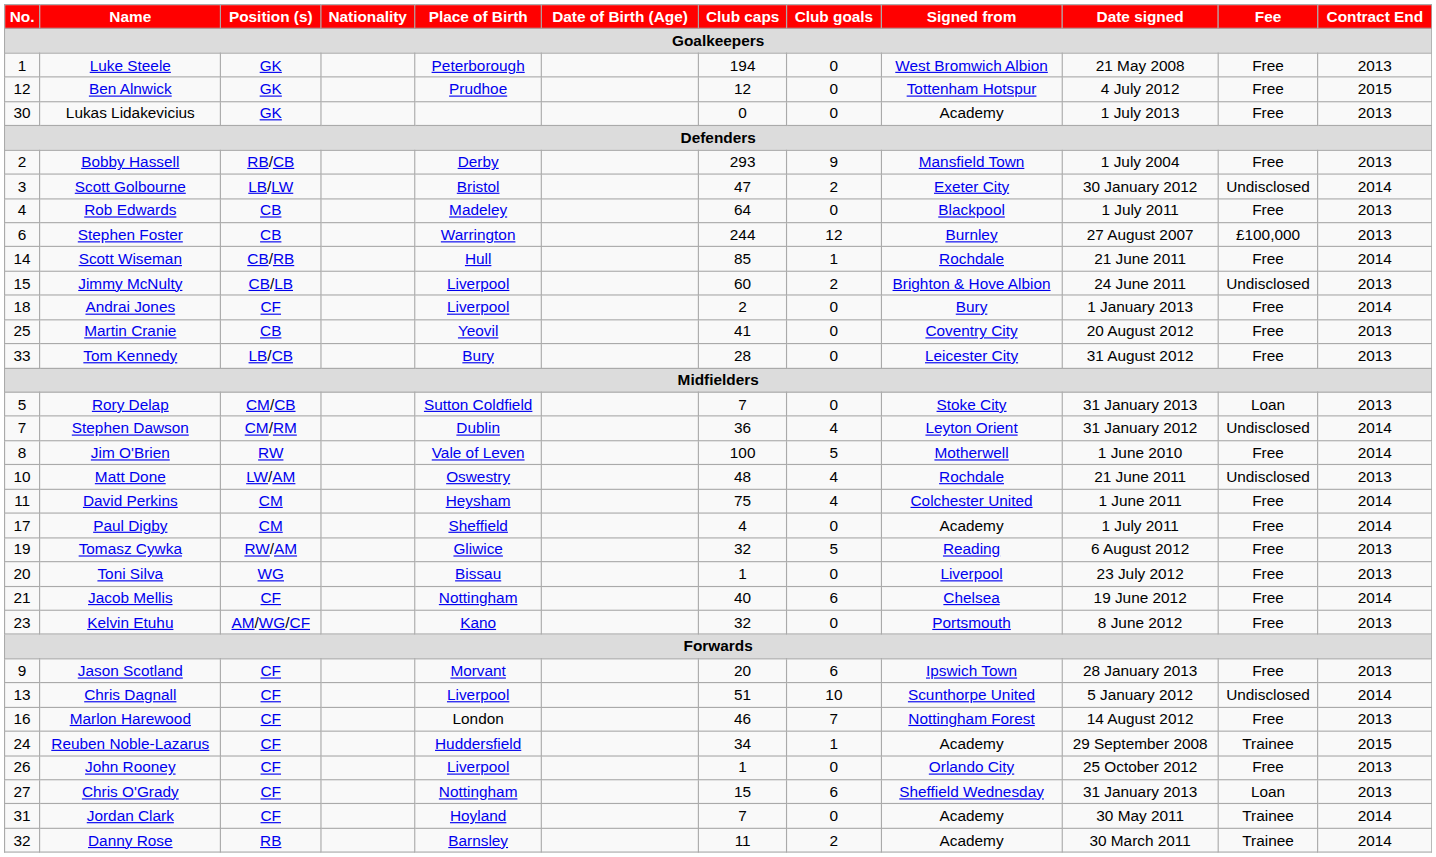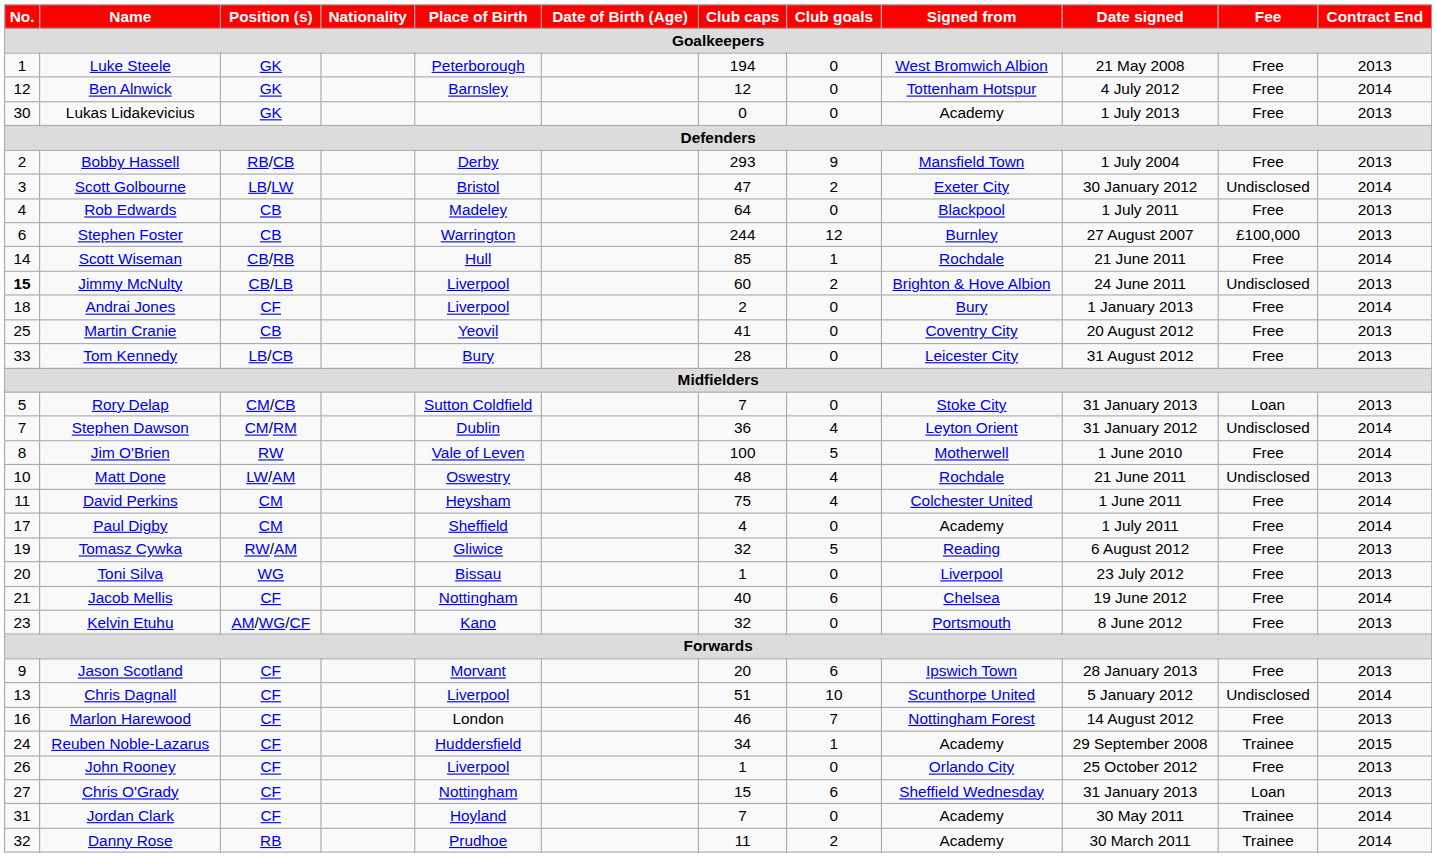(478, 89) Prudhoe -> (478, 89) Barnsley
(1375, 89) 2015 -> (1375, 89) 2014
(22, 283) normal -> (22, 283) bold
(478, 840) Barnsley -> (478, 840) Prudhoe
